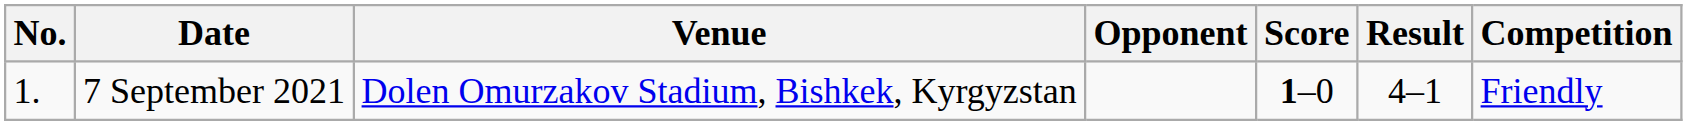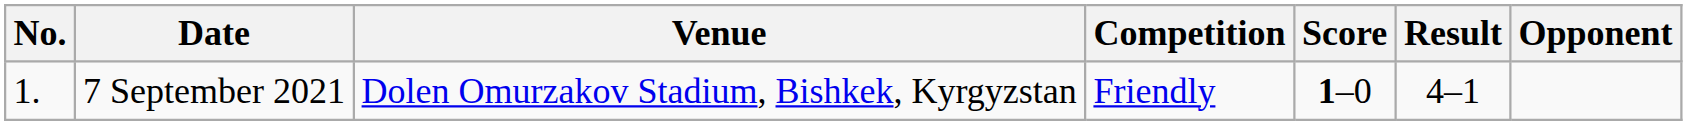columns swapped: (1170, 33) <-> (1577, 33)
